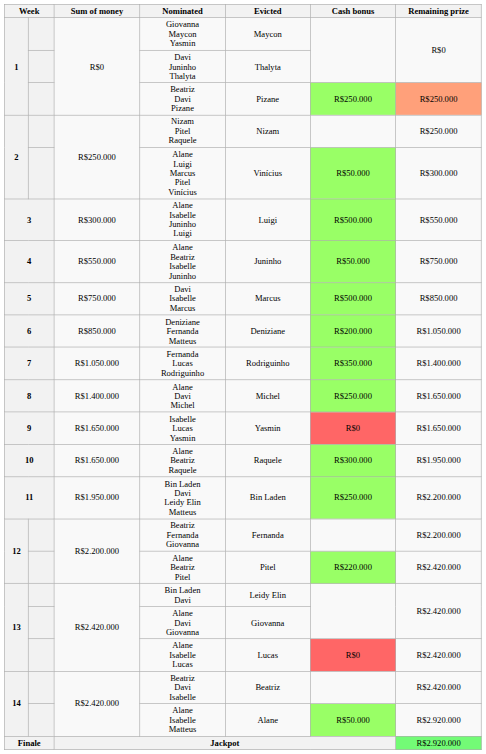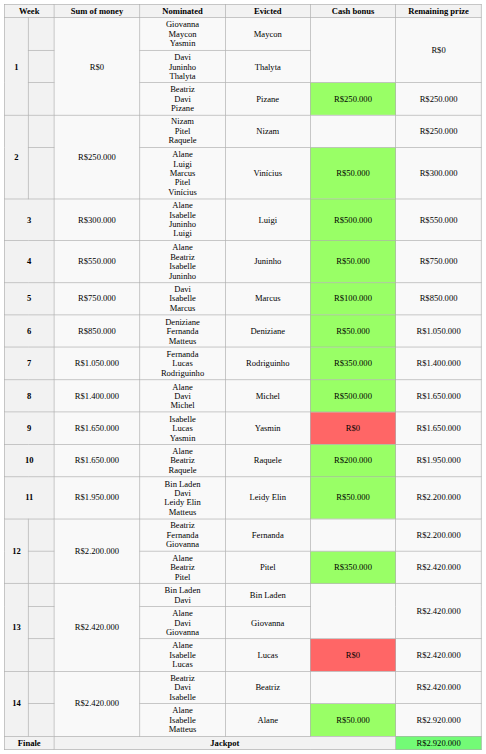(439, 98) lightsalmon background -> (439, 98) no background
(353, 298) R$500.000 -> (353, 298) R$100.000
(353, 331) R$200.000 -> (353, 331) R$50.000
(353, 395) R$250.000 -> (353, 395) R$500.000
(353, 460) R$300.000 -> (353, 460) R$200.000
(268, 497) Bin Laden -> (268, 497) Leidy Elin
(353, 497) R$250.000 -> (353, 497) R$50.000
(353, 567) R$220.000 -> (353, 567) R$350.000
(268, 595) Leidy Elin -> (268, 595) Bin Laden
